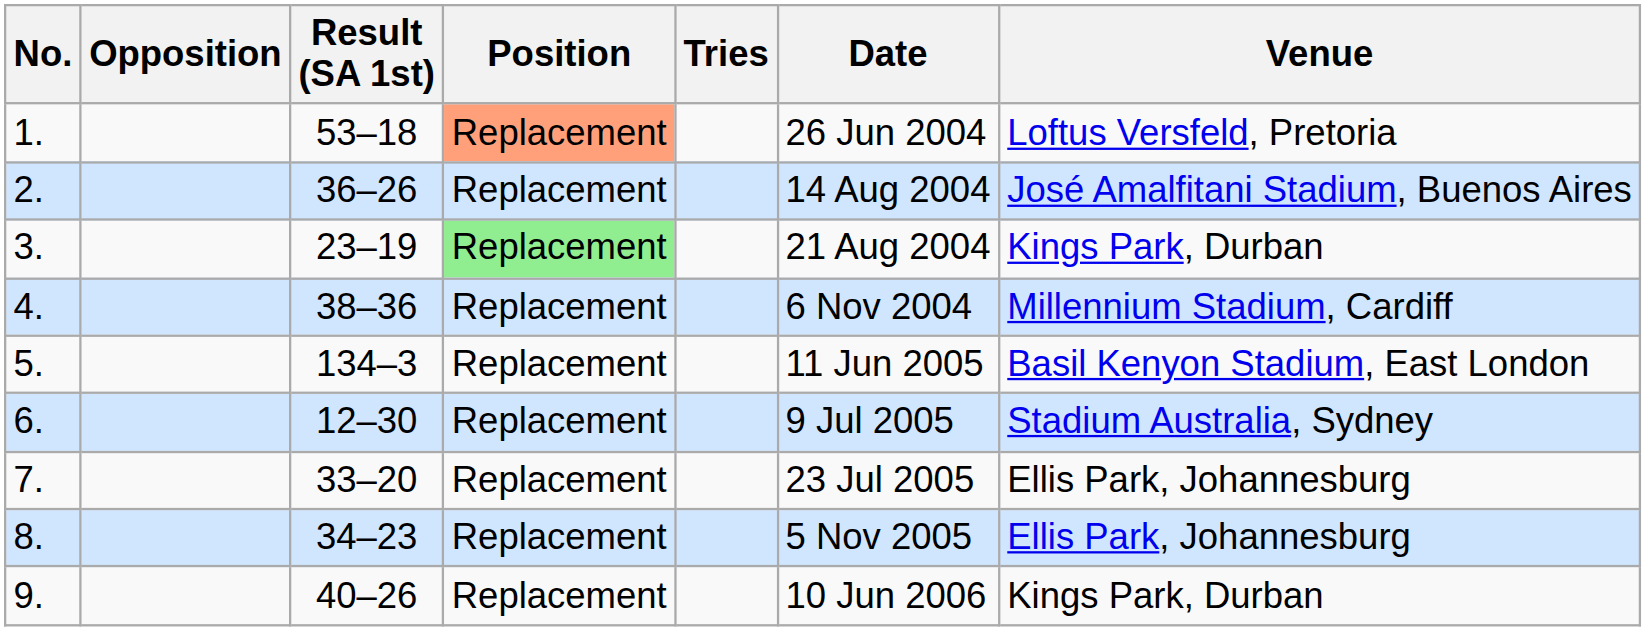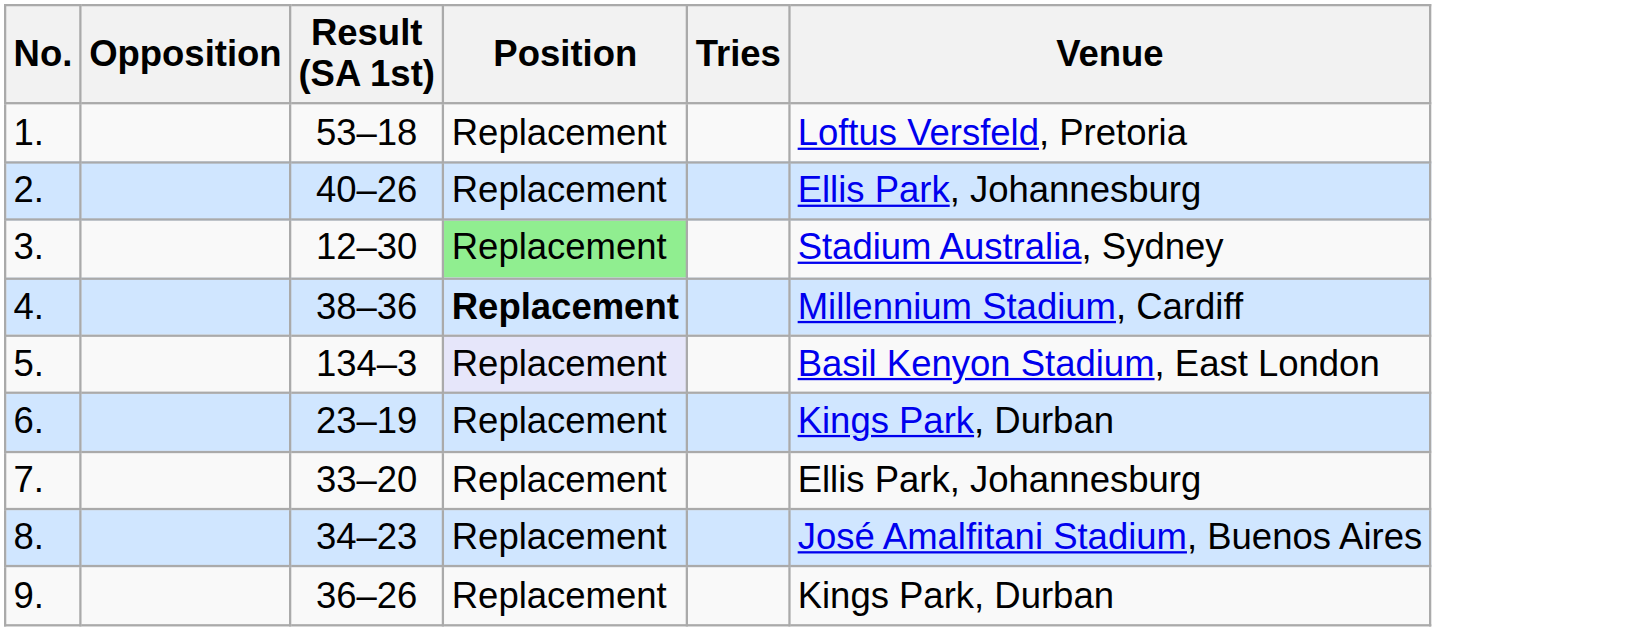- column: (888, 53)
(559, 132) lightsalmon background -> (559, 132) no background
(367, 190) 36–26 -> (367, 190) 40–26
(1320, 190) José Amalfitani Stadium, Buenos Aires -> (999, 190) Ellis Park, Johannesburg
(367, 248) 23–19 -> (367, 248) 12–30
(1165, 248) Kings Park, Durban -> (1011, 248) Stadium Australia, Sydney
(559, 305) normal -> (565, 305) bold
(559, 363) no background -> (559, 363) lavender background
(367, 421) 12–30 -> (367, 421) 23–19
(1220, 421) Stadium Australia, Sydney -> (956, 421) Kings Park, Durban
(1209, 537) Ellis Park, Johannesburg -> (1110, 537) José Amalfitani Stadium, Buenos Aires
(367, 595) 40–26 -> (367, 595) 36–26
